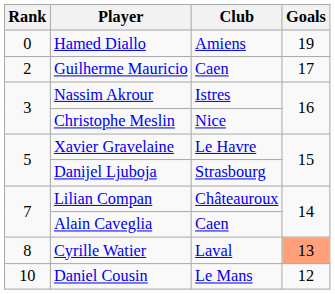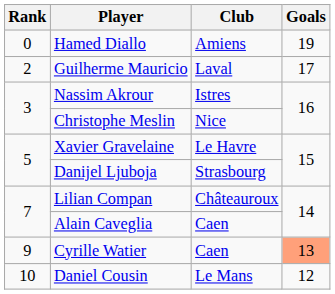(212, 69) Caen -> (214, 69) Laval
(27, 250) 8 -> (27, 250) 9
(214, 250) Laval -> (212, 250) Caen
